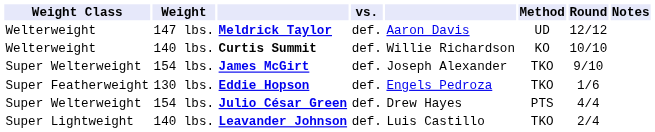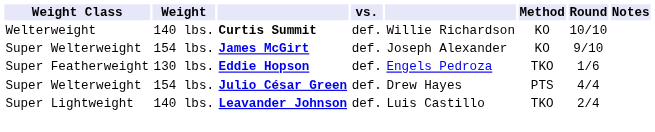- row: (275, 30)
(542, 67) TKO -> (542, 49) KO
